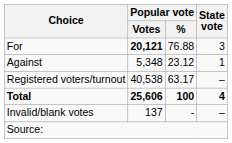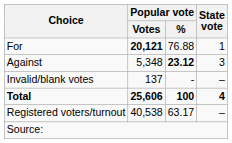(222, 46) 3 -> (222, 46) 1
(181, 63) normal -> (181, 63) bold
(222, 63) 1 -> (222, 63) 3
rows swapped: (50, 113) <-> (66, 79)
